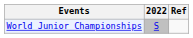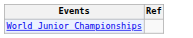- column: (156, 11)
